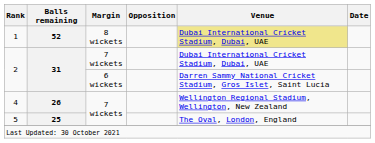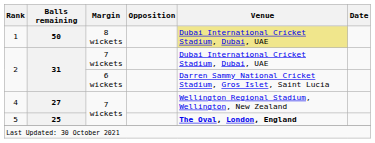(56, 37) 52 -> (56, 37) 50
(56, 102) 26 -> (56, 102) 27
(238, 119) normal -> (238, 119) bold
